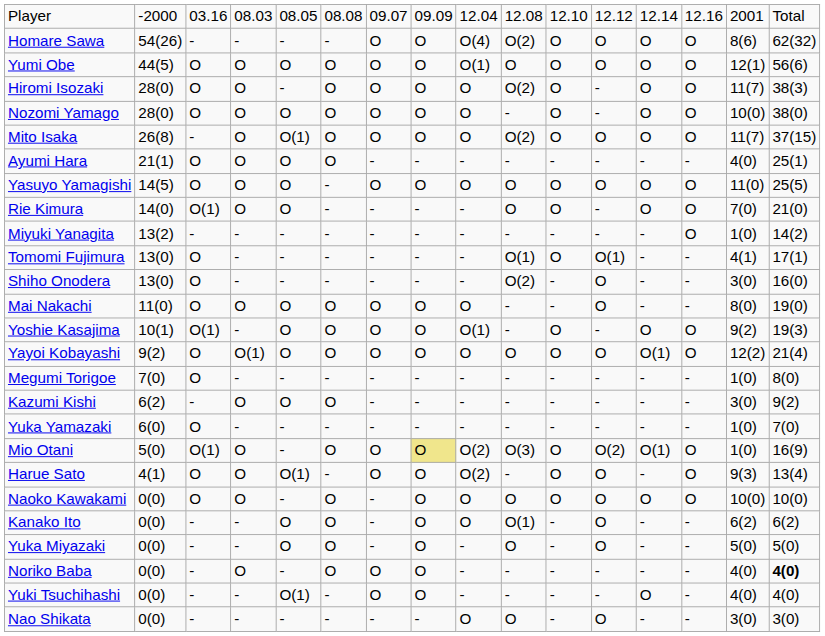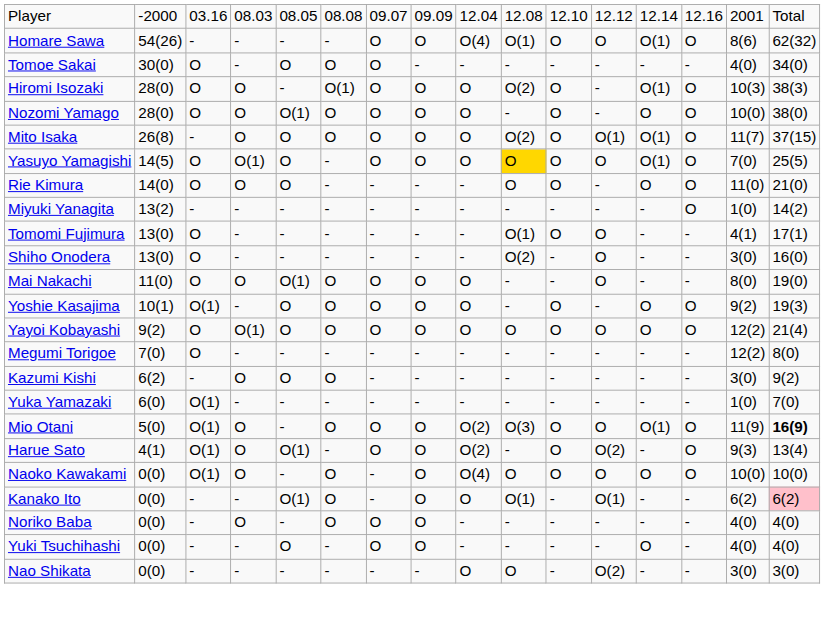(520, 40) O(2) -> (520, 40) O(1)
(646, 40) O -> (655, 40) O(1)
- row: (41, 64)
+ row: (52, 64)
(330, 88) O -> (340, 88) O(1)
(646, 88) O -> (655, 88) O(1)
(747, 88) 11(7) -> (748, 88) 10(3)
(285, 112) O -> (295, 112) O(1)
(295, 137) O(1) -> (285, 137) O
(601, 137) O -> (610, 137) O(1)
(646, 137) O -> (655, 137) O(1)
- row: (48, 161)
(240, 185) O -> (250, 161) O(1)
(511, 185) no background -> (511, 161) gold background
(646, 185) O -> (655, 161) O(1)
(747, 185) 11(0) -> (743, 161) 7(0)
(204, 209) O(1) -> (195, 185) O
(743, 209) 7(0) -> (747, 185) 11(0)
(610, 257) O(1) -> (601, 233) O
(285, 305) O -> (295, 281) O(1)
(475, 329) O(1) -> (466, 305) O
(655, 354) O(1) -> (646, 329) O
(743, 378) 1(0) -> (748, 354) 12(2)
(195, 426) O -> (204, 402) O(1)
(420, 450) khaki background -> (420, 426) no background
(610, 450) O(2) -> (601, 426) O
(743, 450) 1(0) -> (747, 426) 11(9)
(790, 450) normal -> (790, 426) bold
(195, 474) O -> (204, 450) O(1)
(601, 474) O -> (610, 450) O(2)
(195, 498) O -> (204, 474) O(1)
(466, 498) O -> (475, 474) O(4)
(285, 522) O -> (295, 498) O(1)
(601, 522) O -> (610, 498) O(1)
(786, 522) no background -> (786, 498) pink background
- row: (57, 546)
(786, 570) bold -> (786, 522) normal
(295, 595) O(1) -> (285, 546) O
(601, 619) O -> (610, 570) O(2)
